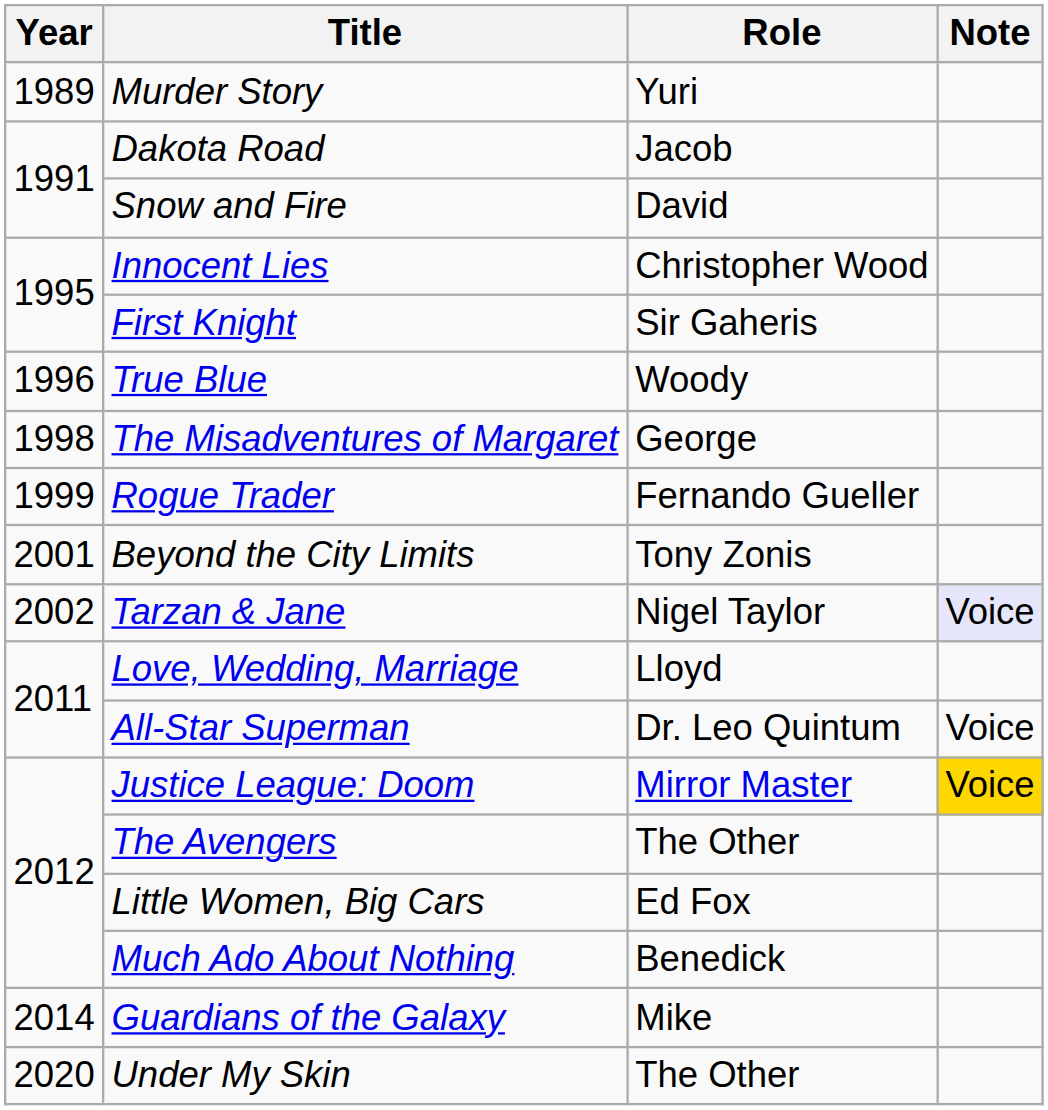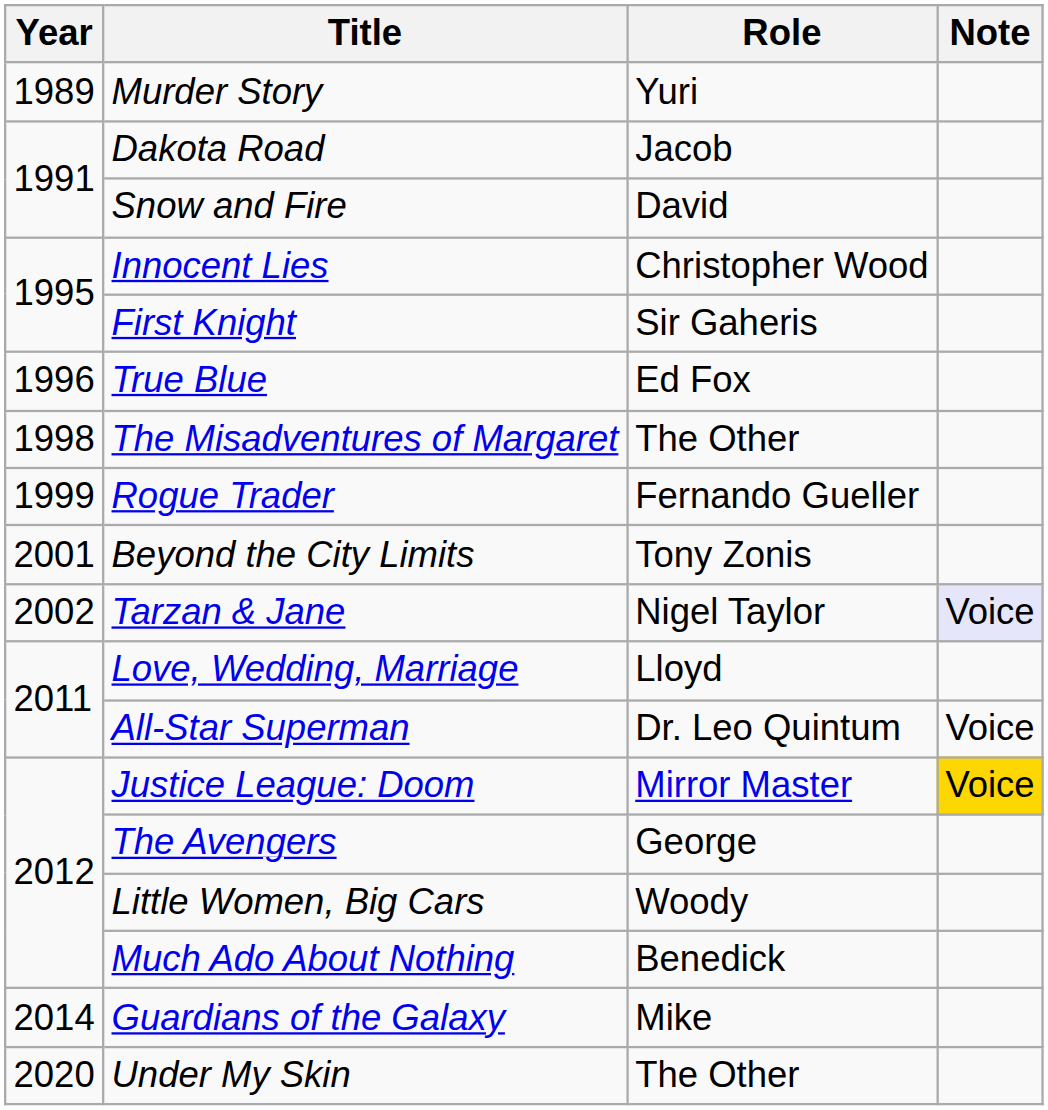(692, 380) Woody -> (693, 380) Ed Fox
(696, 438) George -> (717, 438) The Other
(717, 843) The Other -> (696, 843) George
(693, 901) Ed Fox -> (692, 901) Woody
